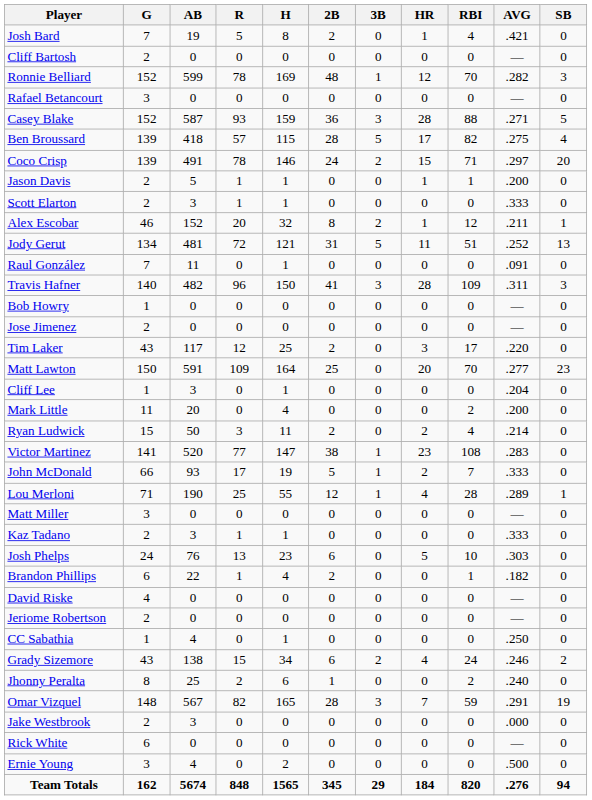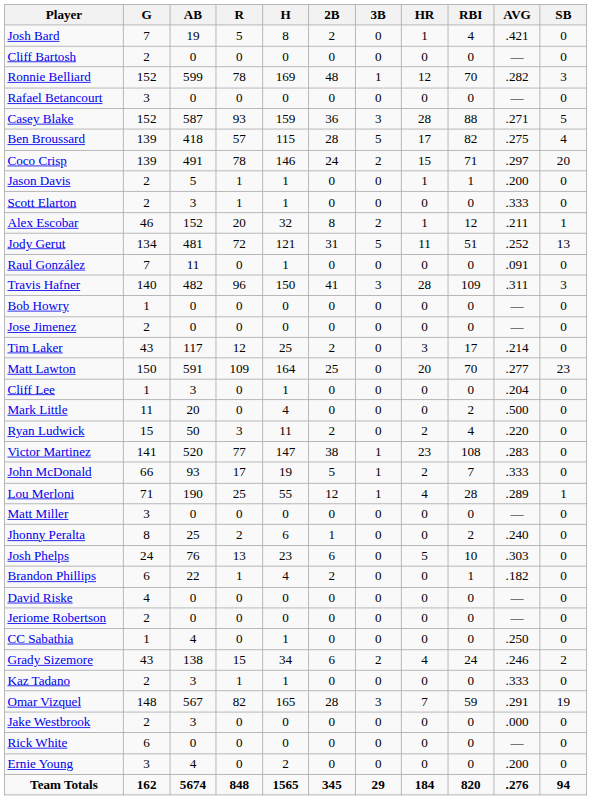(517, 347) .220 -> (517, 347) .214
(517, 410) .200 -> (517, 410) .500
(517, 431) .214 -> (517, 431) .220
rows swapped: (46, 680) <-> (39, 535)
(517, 763) .500 -> (517, 763) .200
